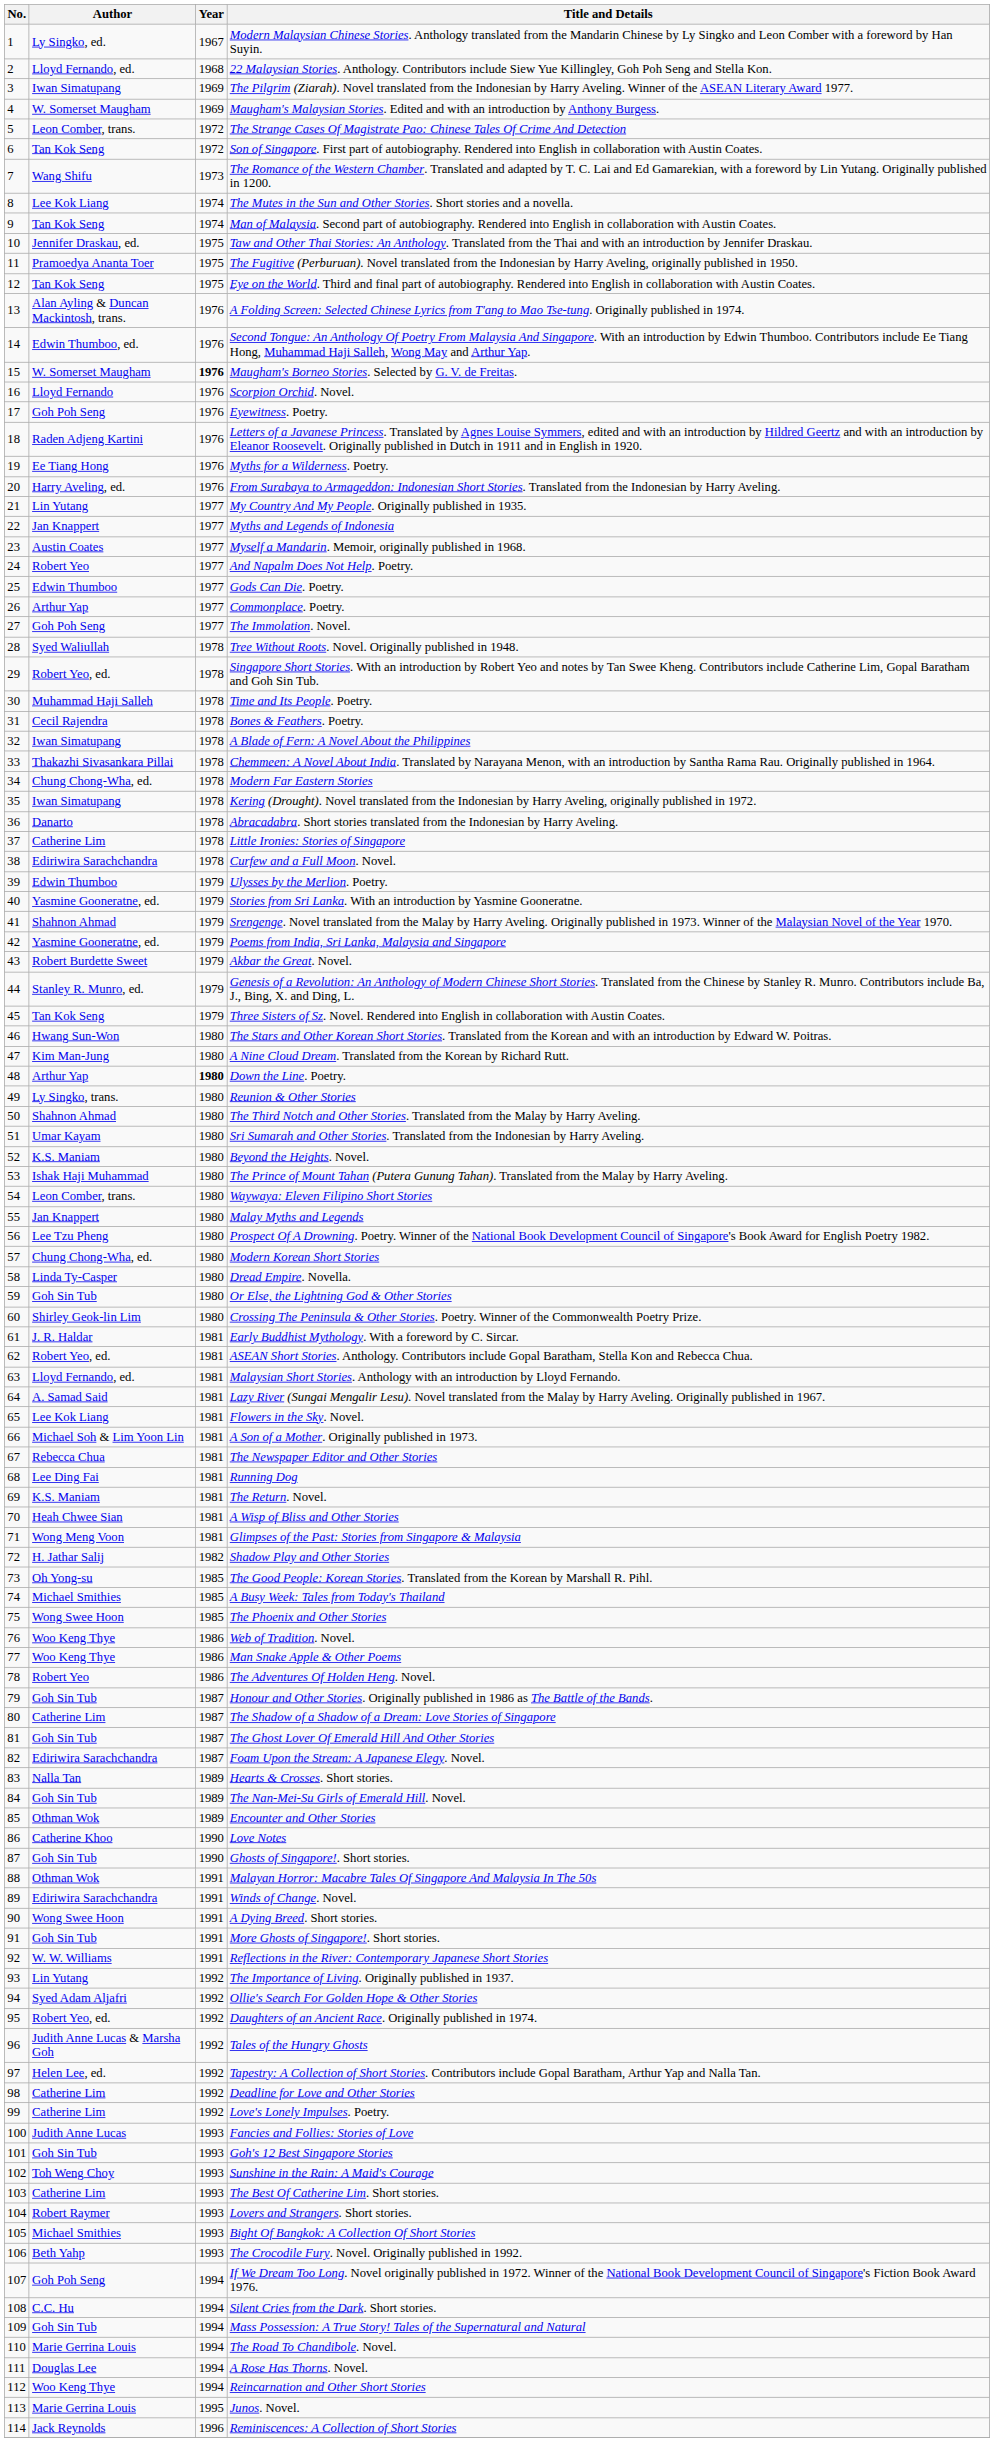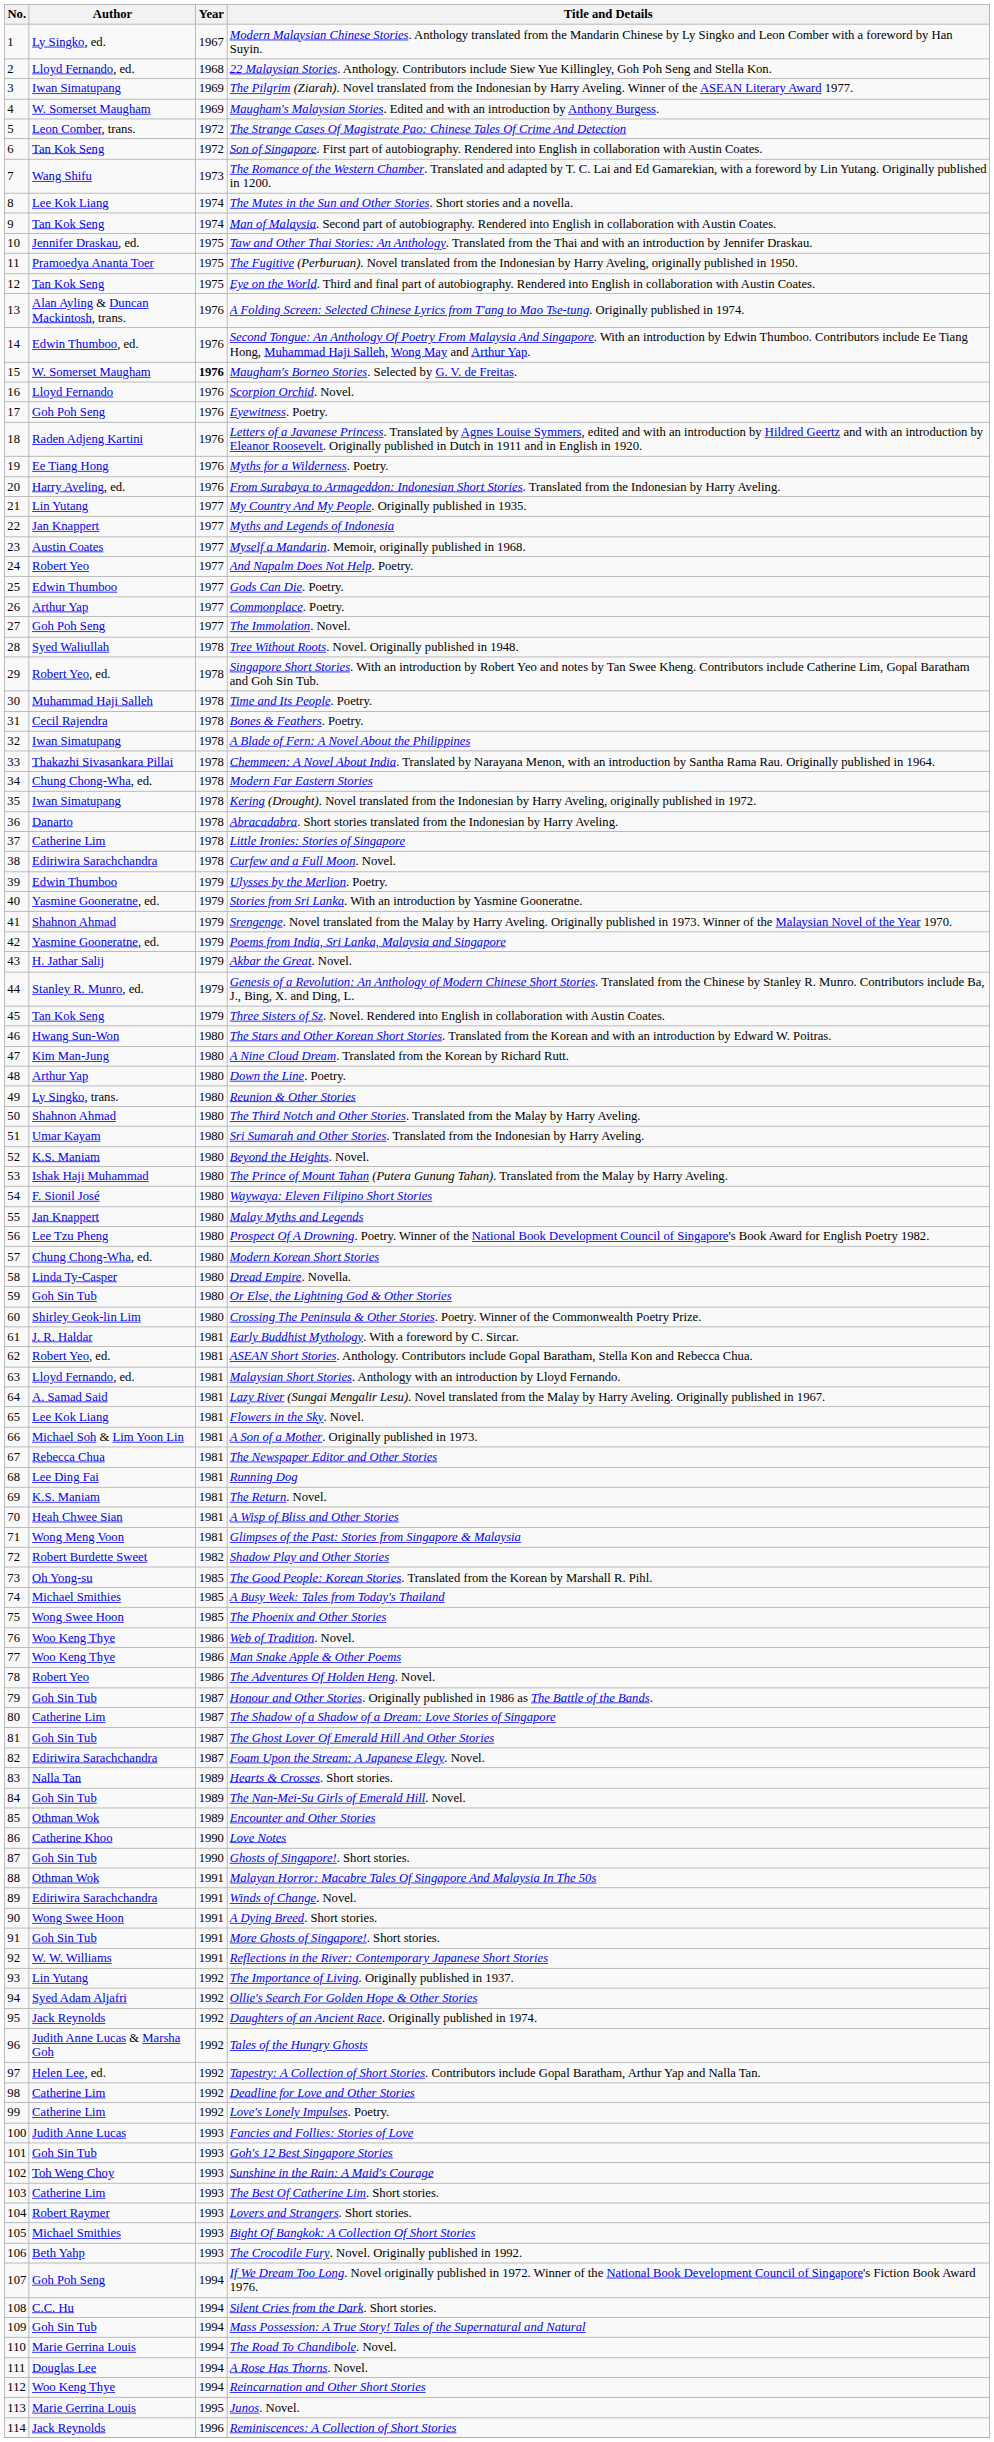(90, 961) Robert Burdette Sweet -> (68, 961) H. Jathar Salij
(211, 1076) bold -> (211, 1076) normal
(84, 1196) Leon Comber, trans. -> (66, 1196) F. Sionil José
(68, 1557) H. Jathar Salij -> (90, 1557) Robert Burdette Sweet
(71, 2018) Robert Yeo, ed. -> (69, 2018) Jack Reynolds
